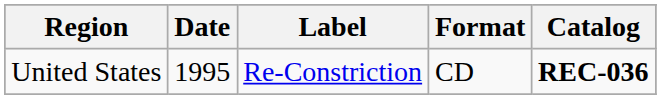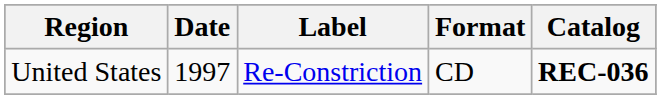(202, 71) 1995 -> (202, 71) 1997
